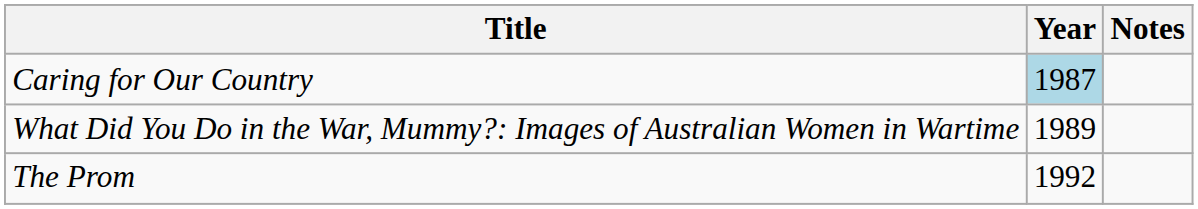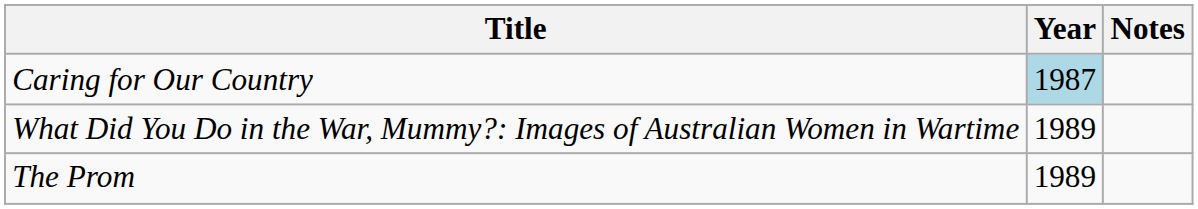(1065, 177) 1992 -> (1065, 177) 1989
